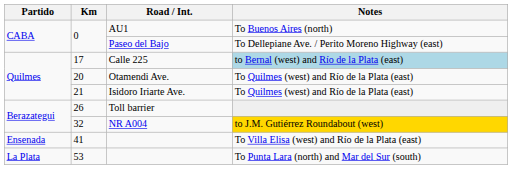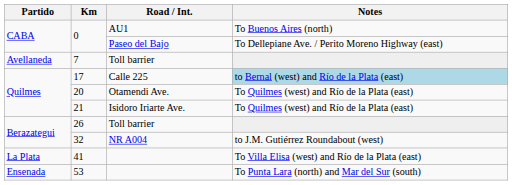+ row: (76, 60)
(309, 124) gold background -> (309, 140) no background
(26, 140) Ensenada -> (23, 156) La Plata
(23, 156) La Plata -> (26, 172) Ensenada
